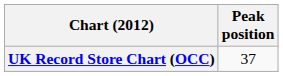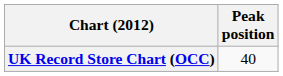(248, 58) 37 -> (248, 58) 40
